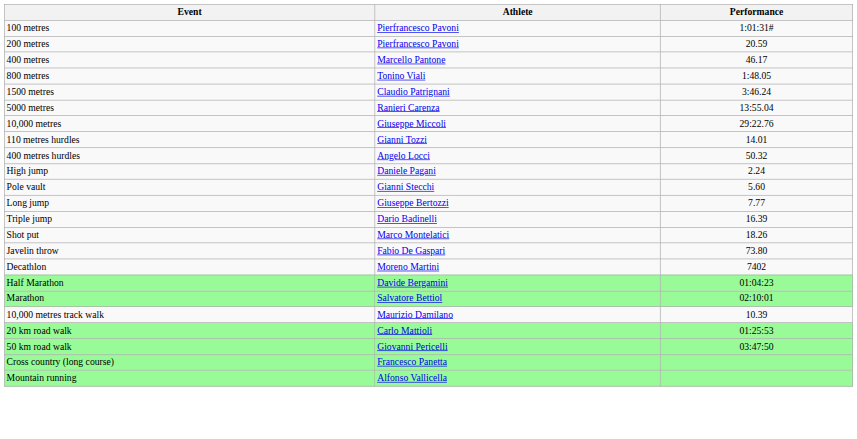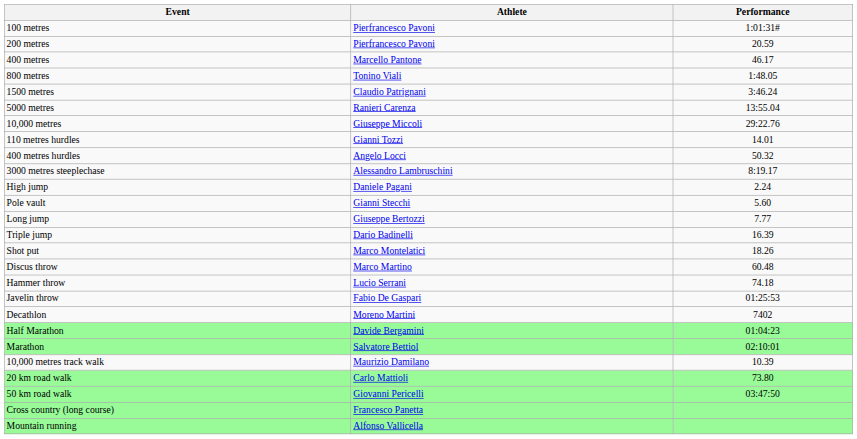+ row: (56, 171)
+ row: (32, 267)
+ row: (36, 283)
(757, 251) 73.80 -> (763, 299) 01:25:53
(757, 331) 01:25:53 -> (763, 378) 73.80
